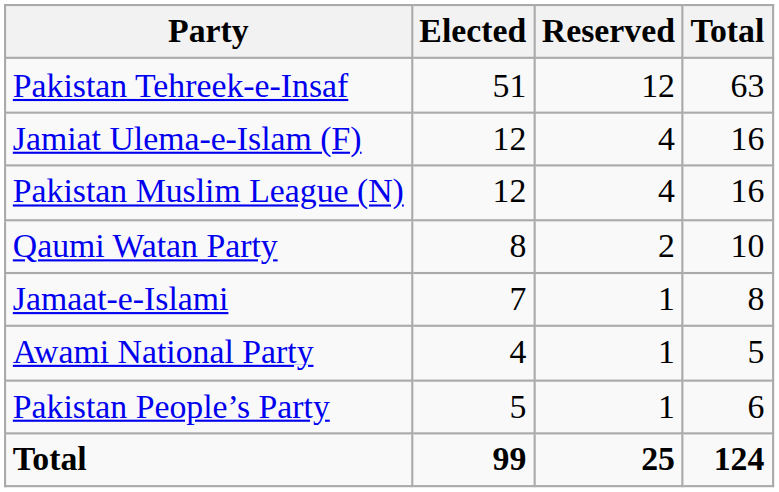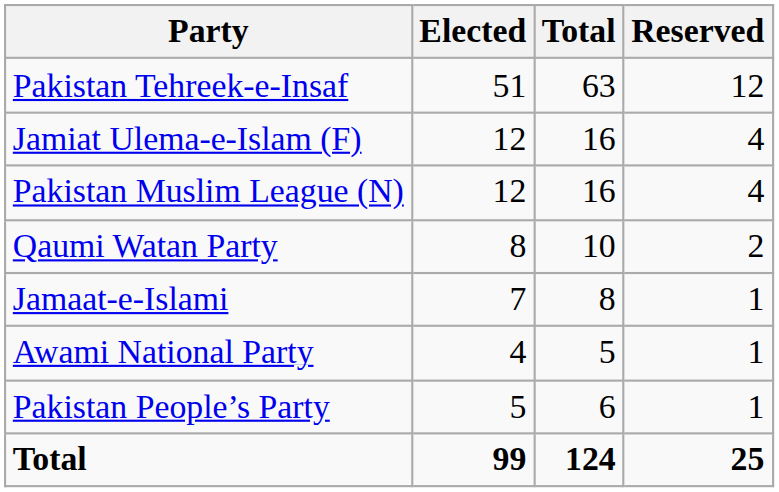columns swapped: (608, 31) <-> (727, 31)
